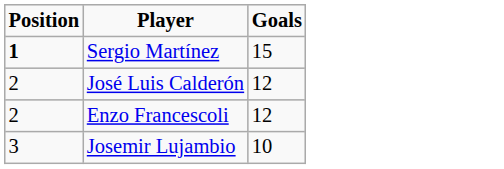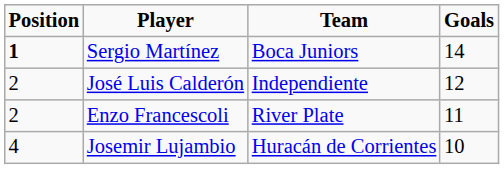+ column: (344, 20)
(262, 52) 15 -> (454, 52) 14
(262, 115) 12 -> (454, 115) 11
(14, 147) 3 -> (14, 147) 4
